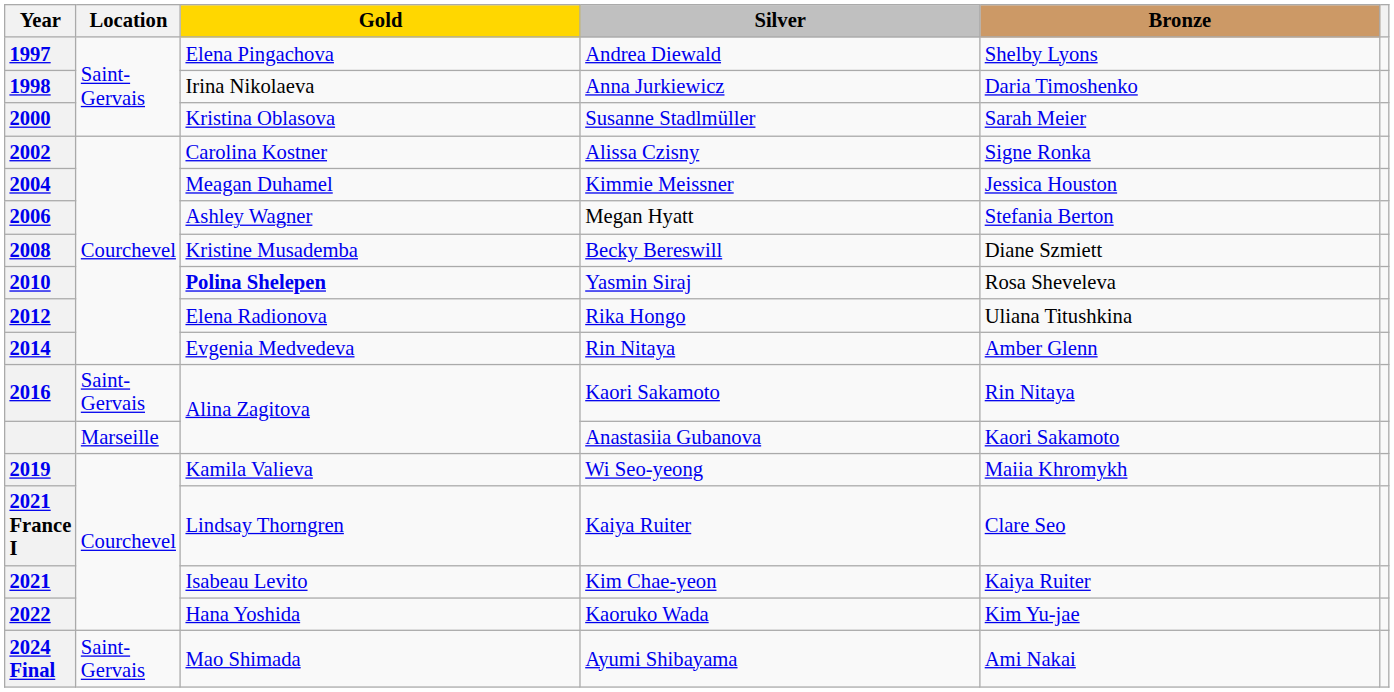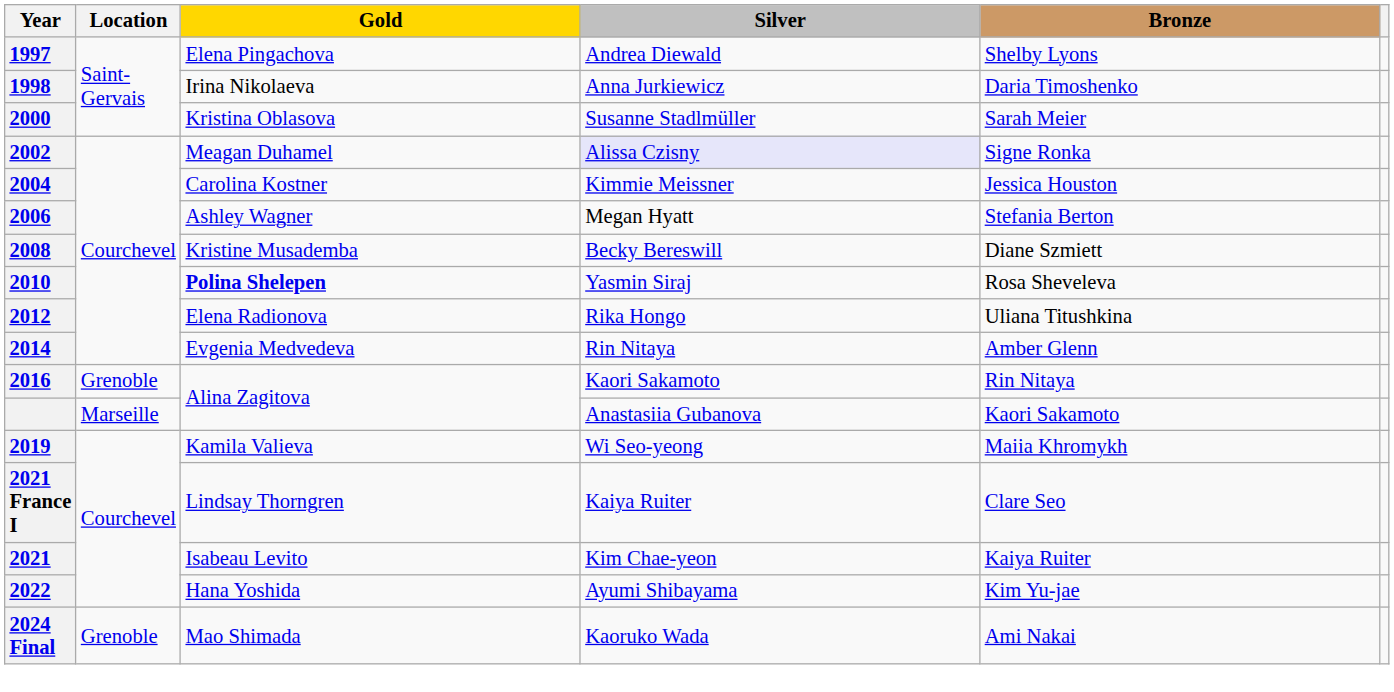(256, 151) Carolina Kostner -> (259, 151) Meagan Duhamel
(642, 151) no background -> (642, 151) lavender background
(259, 184) Meagan Duhamel -> (256, 184) Carolina Kostner
(113, 392) Saint-Gervais -> (119, 380) Grenoble
(647, 614) Kaoruko Wada -> (661, 591) Ayumi Shibayama
(113, 658) Saint-Gervais -> (119, 635) Grenoble
(661, 658) Ayumi Shibayama -> (647, 635) Kaoruko Wada
